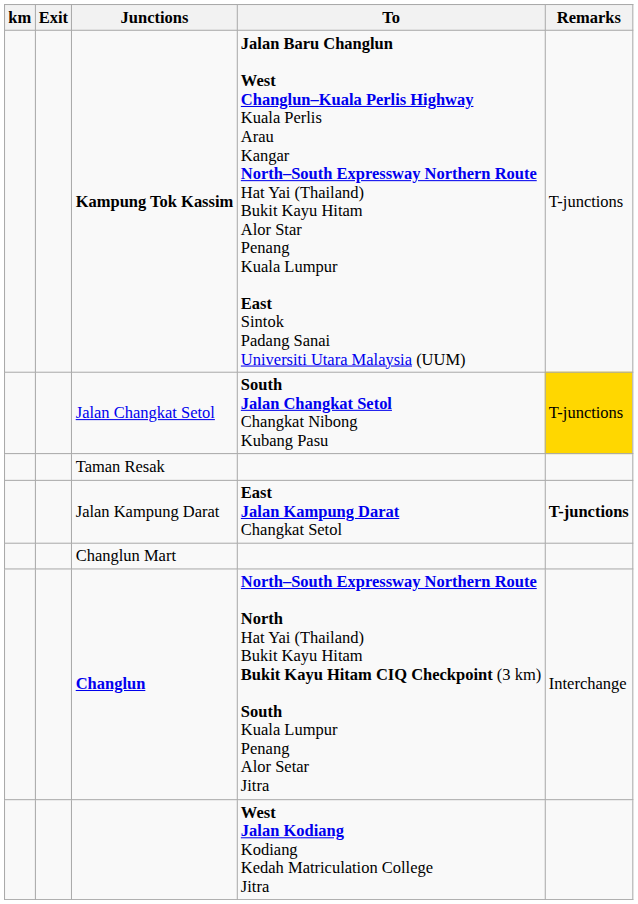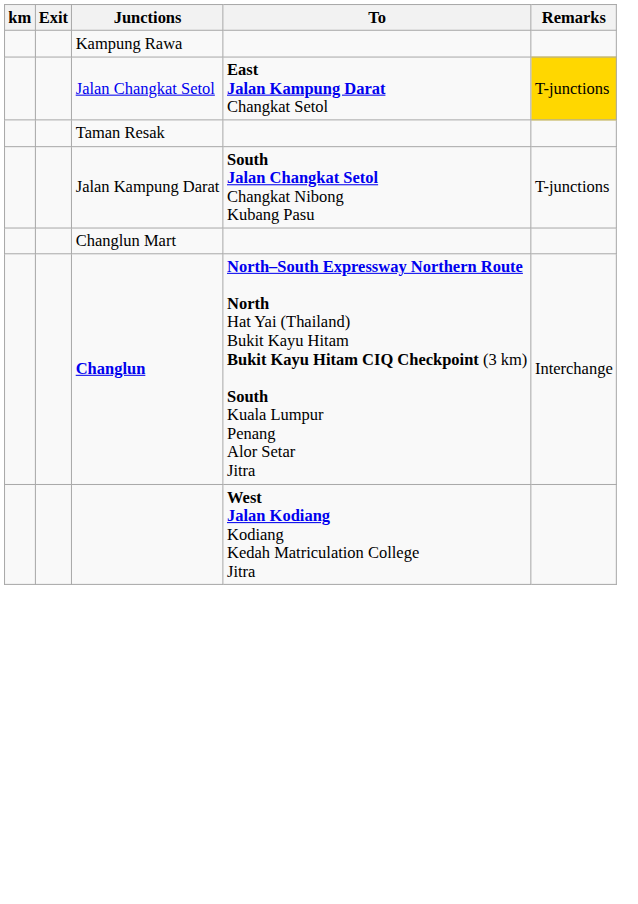- row: (154, 201)
+ row: (129, 43)
(316, 412) South Jalan Changkat Setol Changkat Nibong Kubang Pasu -> (306, 88) East Jalan Kampung Darat Changkat Setol
(320, 511) East Jalan Kampung Darat Changkat Setol -> (303, 187) South Jalan Changkat Setol Changkat Nibong Kubang Pasu
(589, 511) bold -> (572, 187) normal
